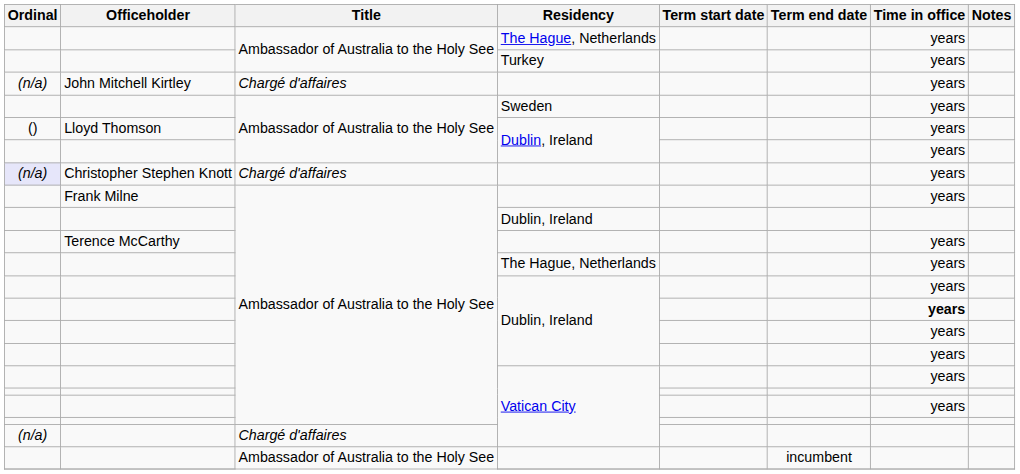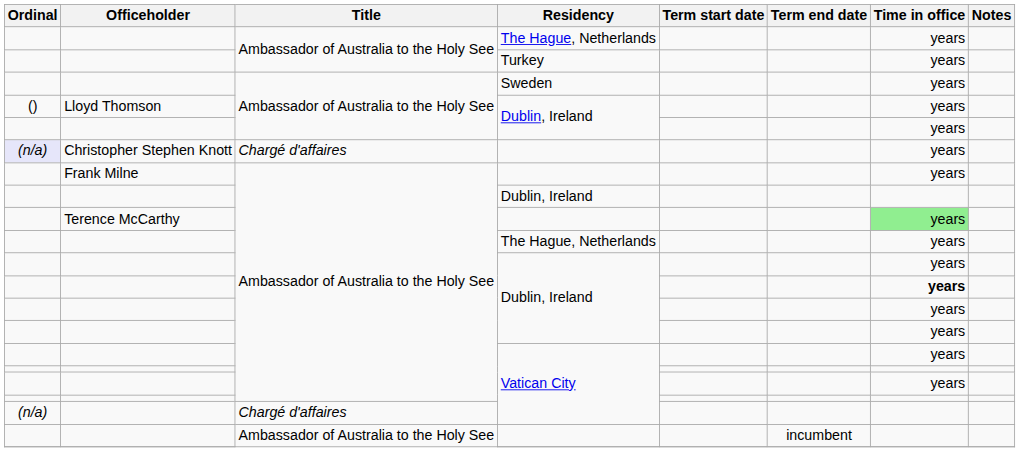- row: (127, 83)
(948, 241) no background -> (948, 219) lightgreen background
